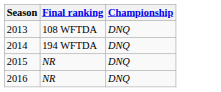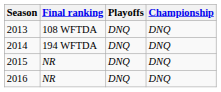+ column: (126, 12)
